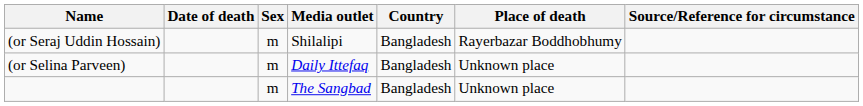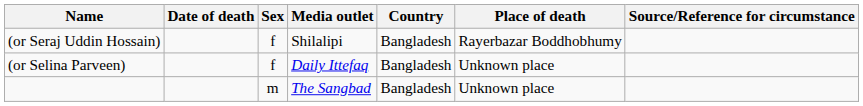(273, 40) m -> (273, 40) f
(273, 64) m -> (273, 64) f
